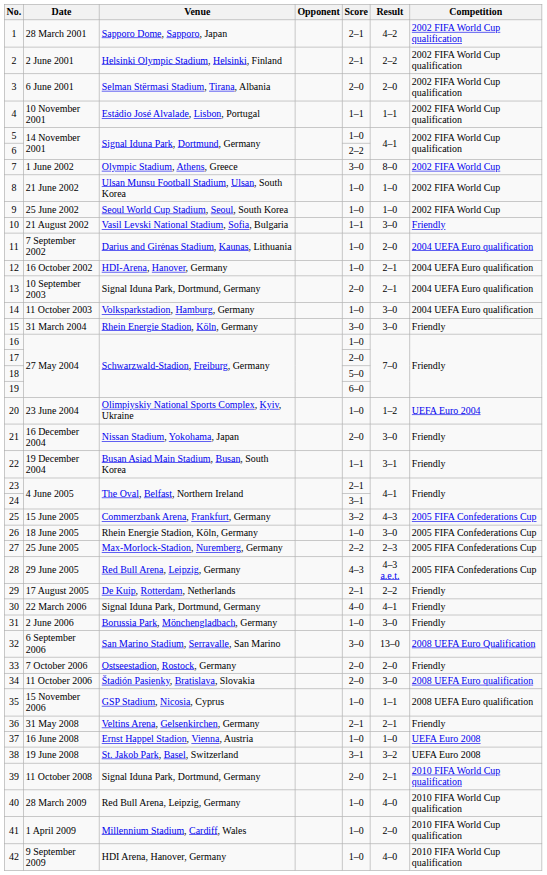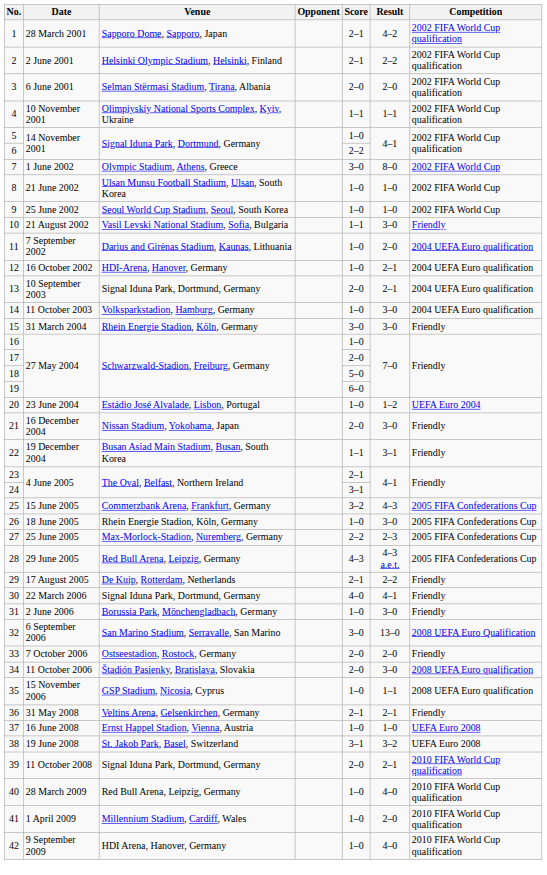(181, 114) Estádio José Alvalade, Lisbon, Portugal -> (192, 114) Olimpiyskiy National Sports Complex, Kyiv, Ukraine
(192, 410) Olimpiyskiy National Sports Complex, Kyiv, Ukraine -> (181, 405) Estádio José Alvalade, Lisbon, Portugal
